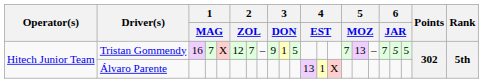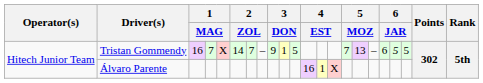(238, 50) 12 -> (238, 50) 14
(385, 50) 7 -> (385, 50) 6
(309, 68) 13 -> (309, 68) 16
